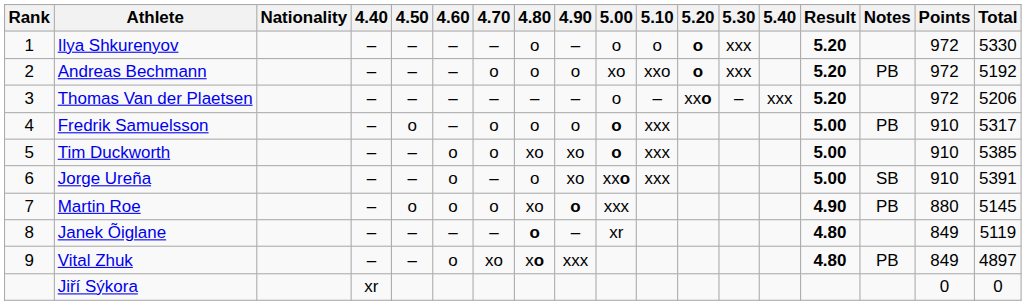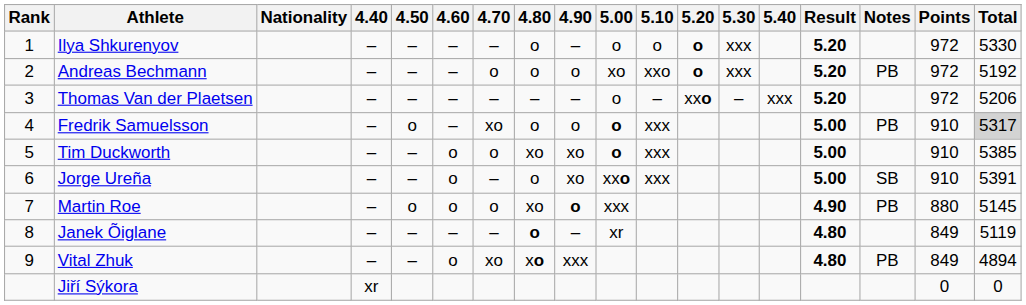(494, 125) o -> (494, 125) xo
(998, 125) no background -> (998, 125) lightgrey background
(998, 260) 4897 -> (998, 260) 4894
